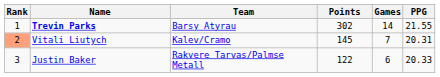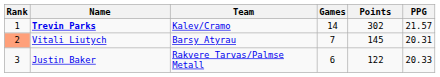columns swapped: (388, 12) <-> (345, 12)
(204, 26) Barsy Atyrau -> (201, 26) Kalev/Cramo
(419, 26) 21.55 -> (419, 26) 21.57
(201, 40) Kalev/Cramo -> (204, 40) Barsy Atyrau
